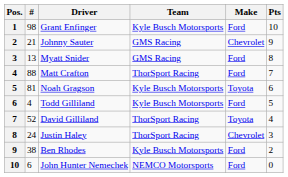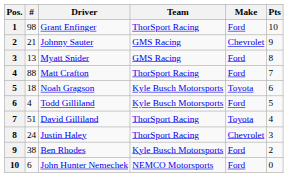(178, 27) Kyle Busch Motorsports -> (166, 27) ThorSport Racing
(32, 88) 81 -> (32, 88) 18
(32, 119) 52 -> (32, 119) 51
